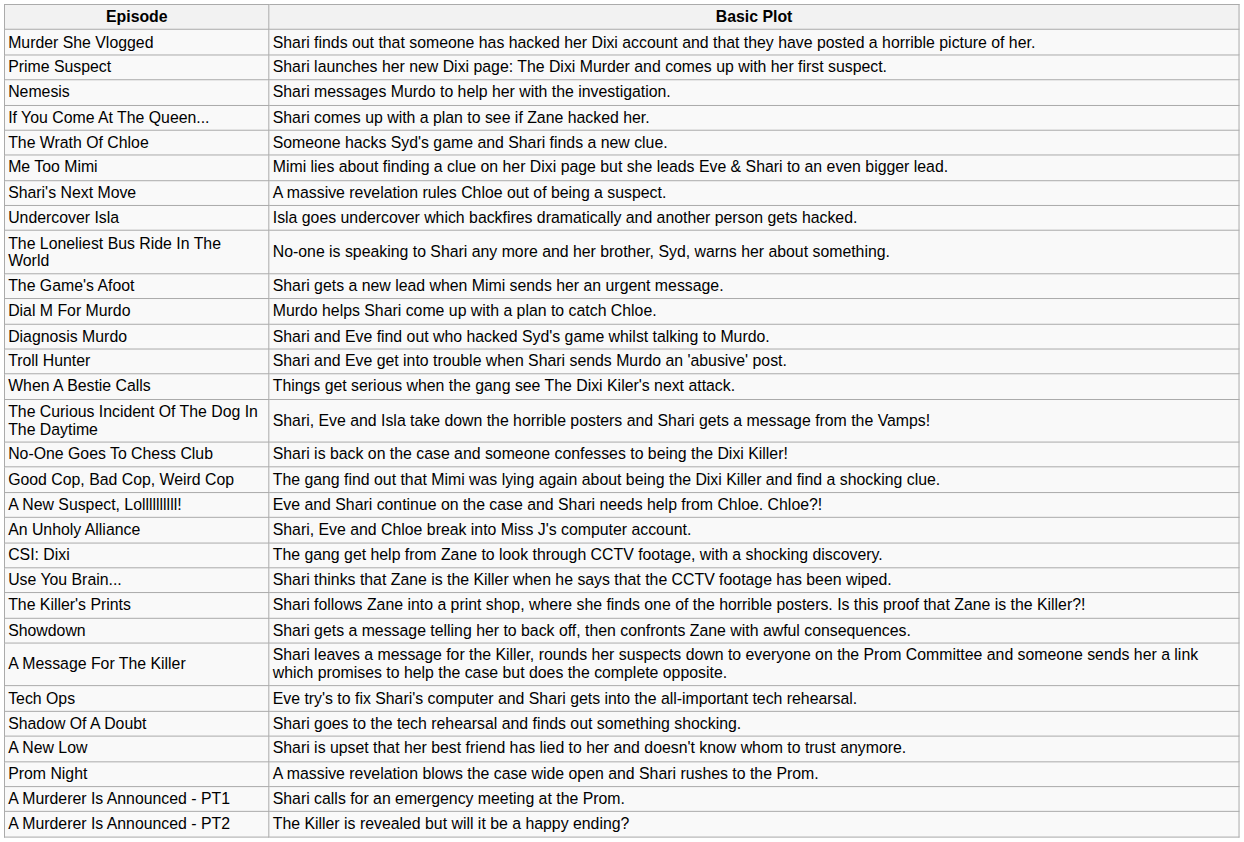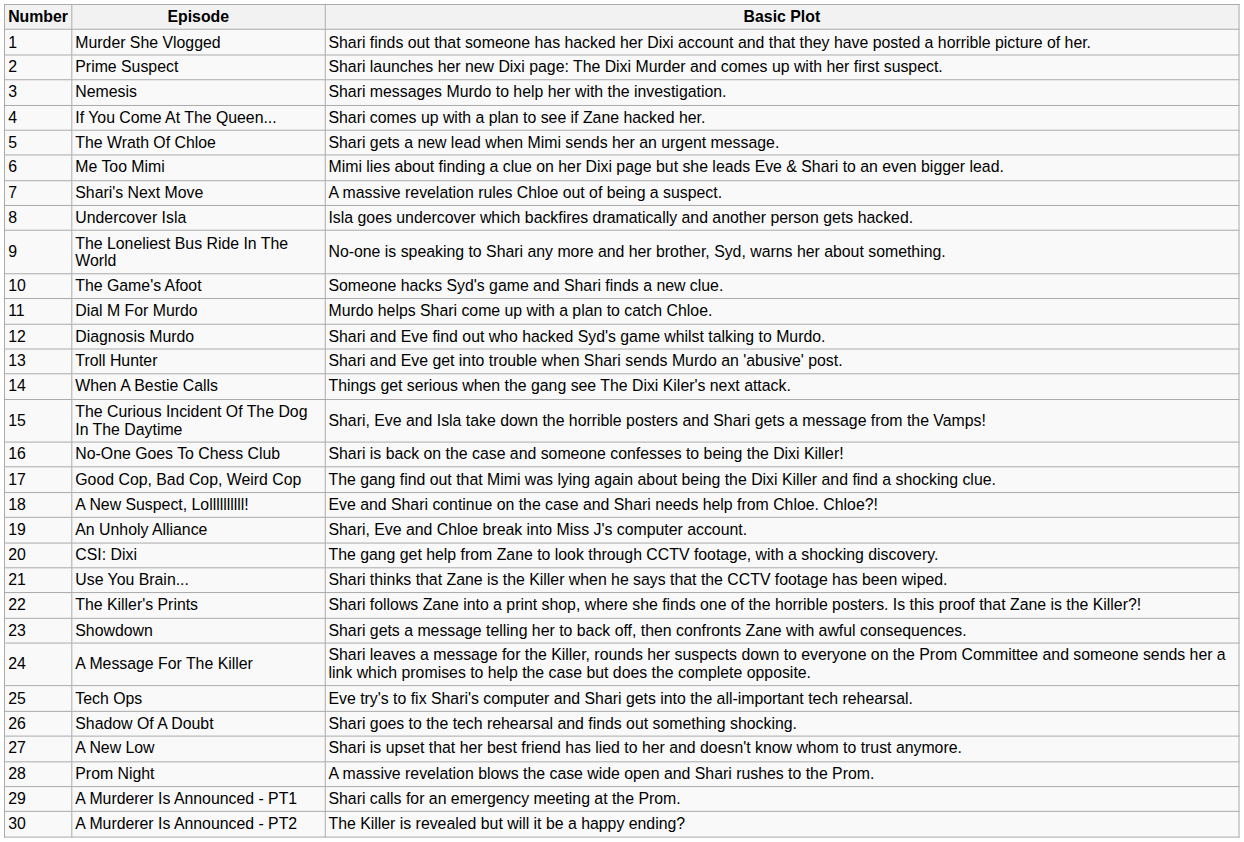+ column: (38, 17)
(470, 142) Someone hacks Syd's game and Shari finds a new clue. -> (554, 142) Shari gets a new lead when Mimi sends her an urgent message.
(498, 286) Shari gets a new lead when Mimi sends her an urgent message. -> (526, 286) Someone hacks Syd's game and Shari finds a new clue.
